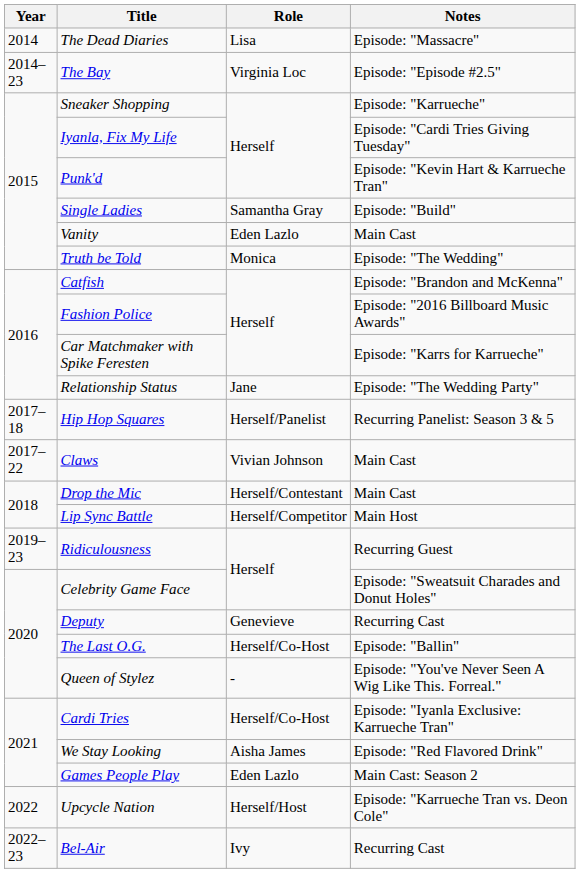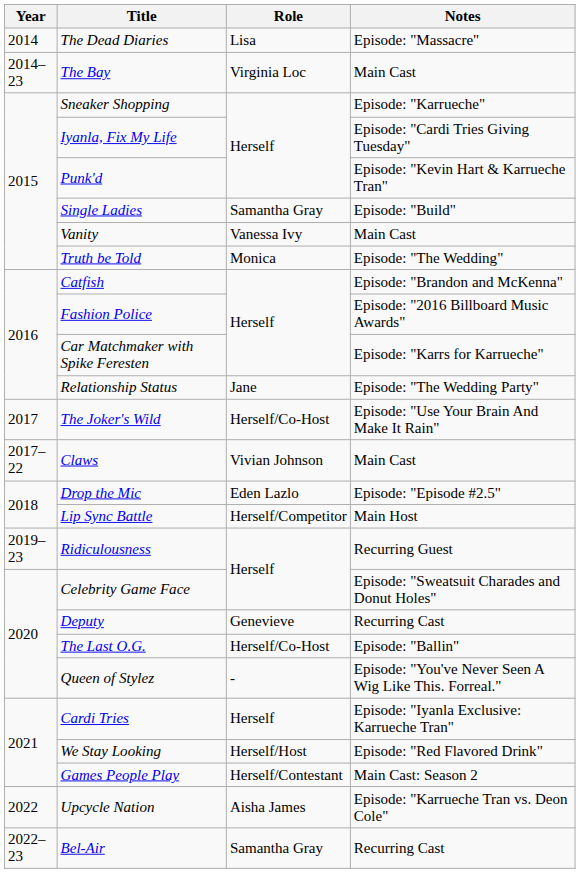(427, 72) Episode: "Episode #2.5" -> (385, 72) Main Cast
(264, 234) Eden Lazlo -> (266, 234) Vanessa Ivy
+ row: (111, 419)
- row: (112, 419)
(286, 492) Herself/Contestant -> (264, 492) Eden Lazlo
(385, 492) Main Cast -> (427, 492) Episode: "Episode #2.5"
(280, 718) Herself/Co-Host -> (252, 718) Herself
(268, 751) Aisha James -> (268, 751) Herself/Host
(264, 775) Eden Lazlo -> (286, 775) Herself/Contestant
(268, 807) Herself/Host -> (268, 807) Aisha James
(240, 848) Ivy -> (276, 848) Samantha Gray
